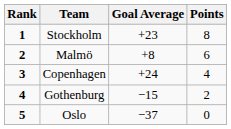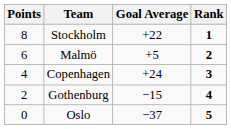columns swapped: (22, 14) <-> (207, 14)
(148, 34) +23 -> (152, 34) +22
(148, 54) +8 -> (152, 54) +5
